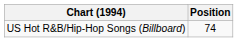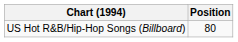(210, 28) 74 -> (210, 28) 80
